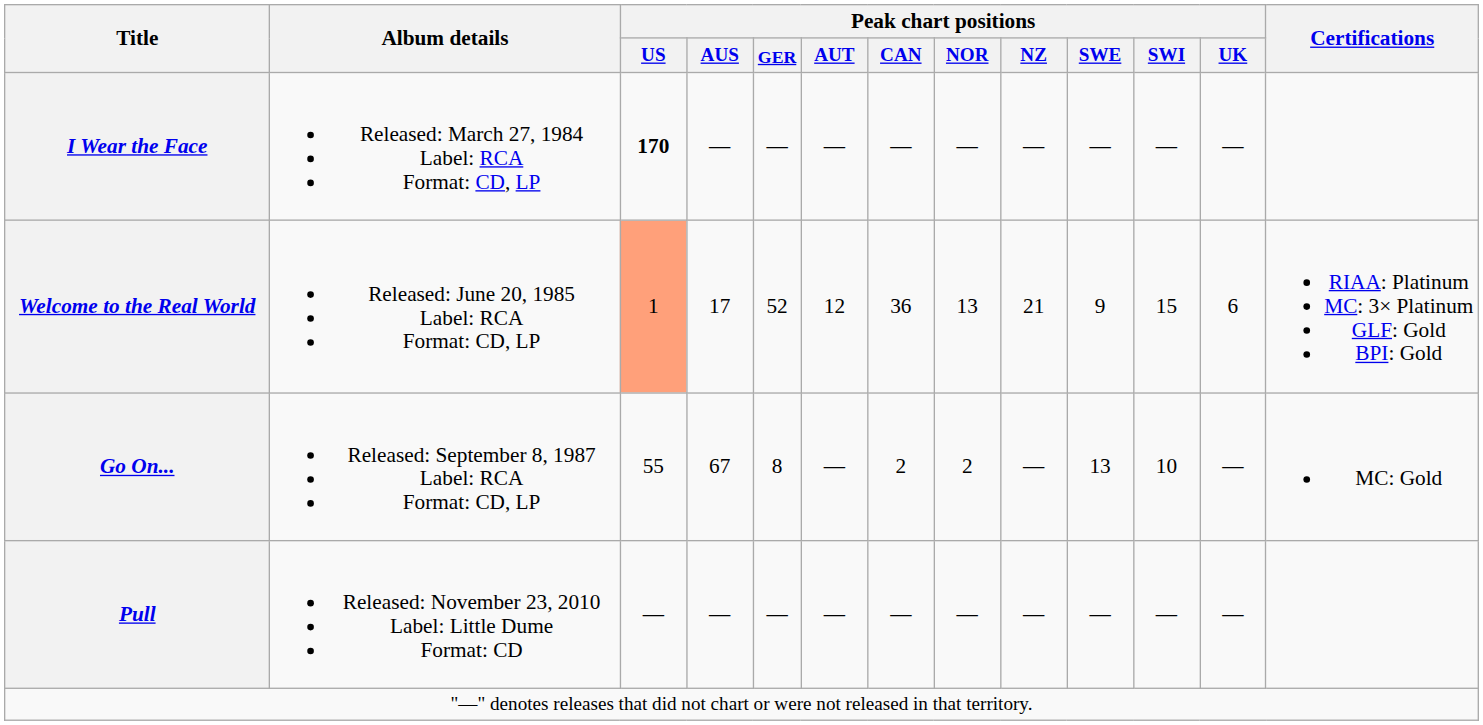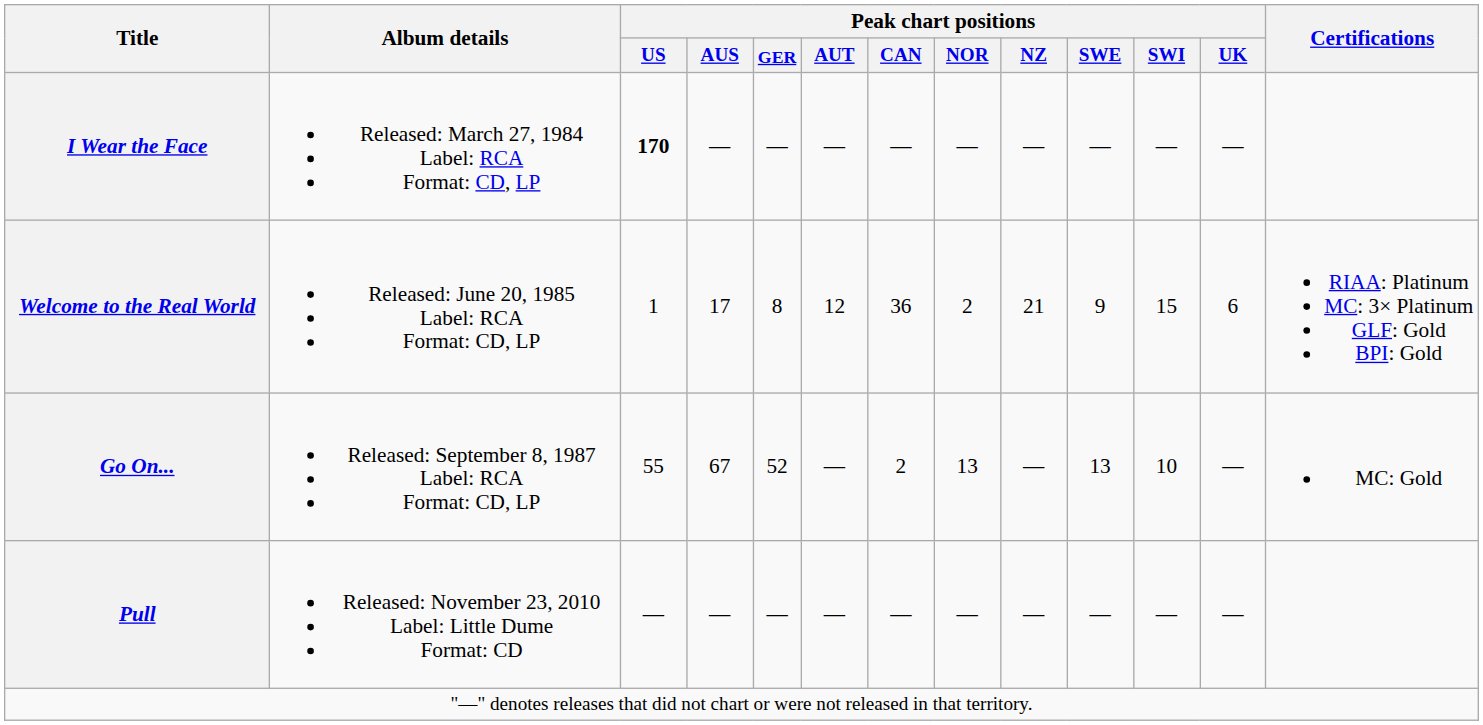(653, 306) lightsalmon background -> (653, 306) no background
(777, 306) 52 -> (777, 306) 8
(967, 306) 13 -> (967, 306) 2
(777, 466) 8 -> (777, 466) 52
(967, 466) 2 -> (967, 466) 13
